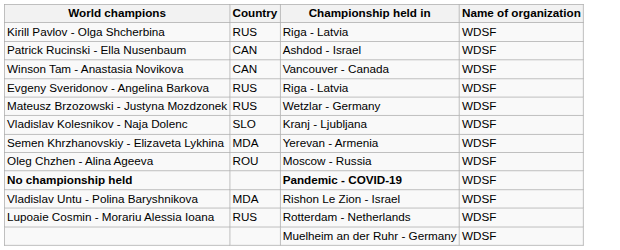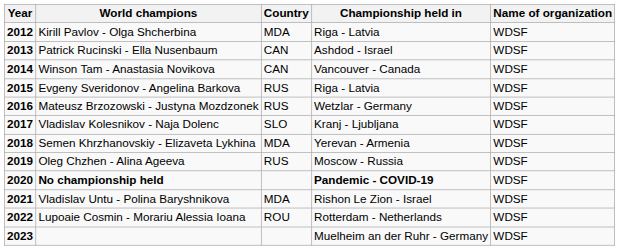+ column: (20, 13)
(245, 32) RUS -> (277, 32) MDA
(245, 161) ROU -> (276, 161) RUS
(245, 217) RUS -> (277, 217) ROU
